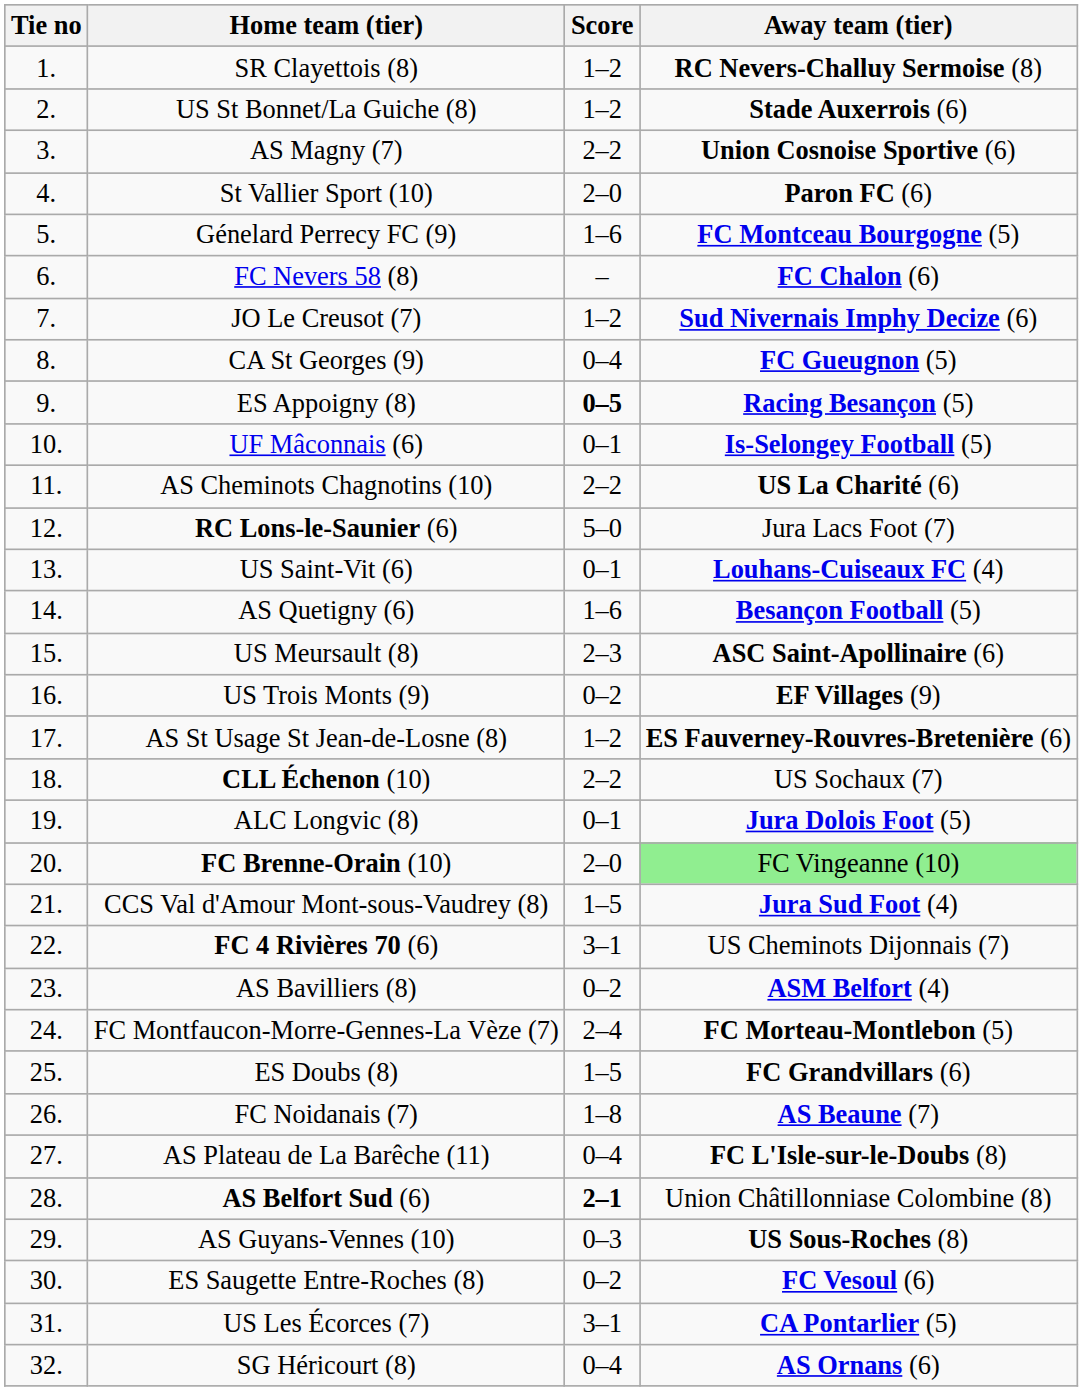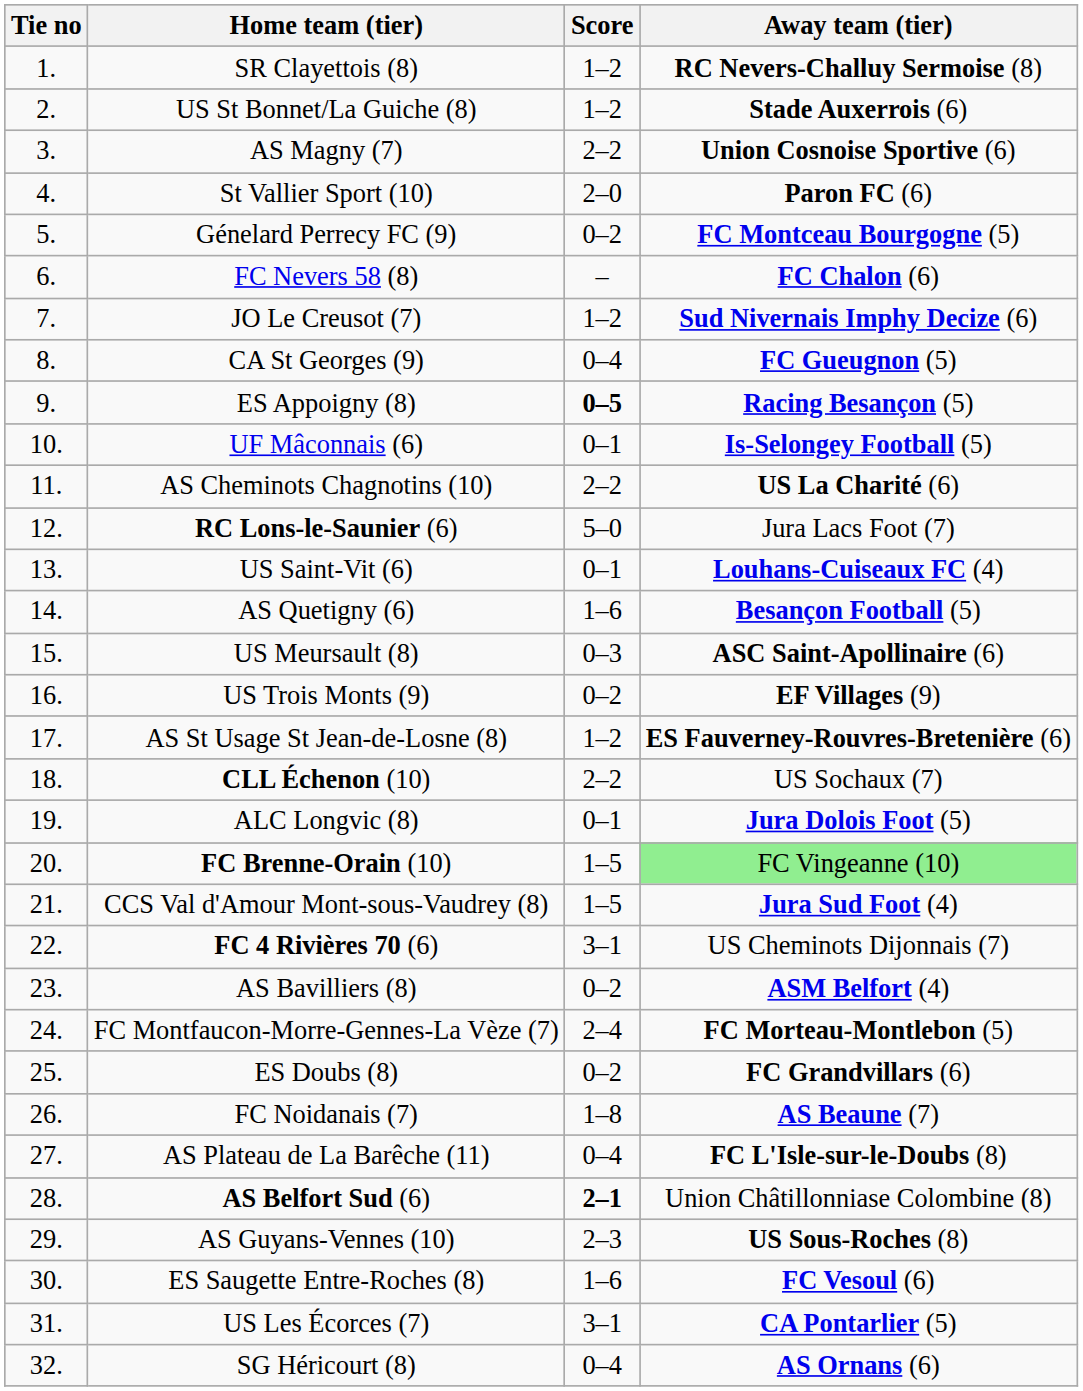(602, 234) 1–6 -> (602, 234) 0–2
(602, 653) 2–3 -> (602, 653) 0–3
(602, 862) 2–0 -> (602, 862) 1–5
(602, 1072) 1–5 -> (602, 1072) 0–2
(602, 1239) 0–3 -> (602, 1239) 2–3
(602, 1281) 0–2 -> (602, 1281) 1–6
